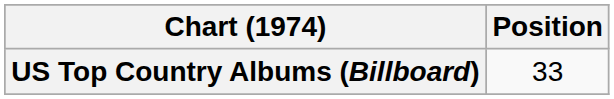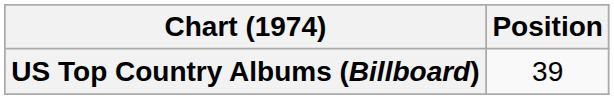(548, 71) 33 -> (548, 71) 39
